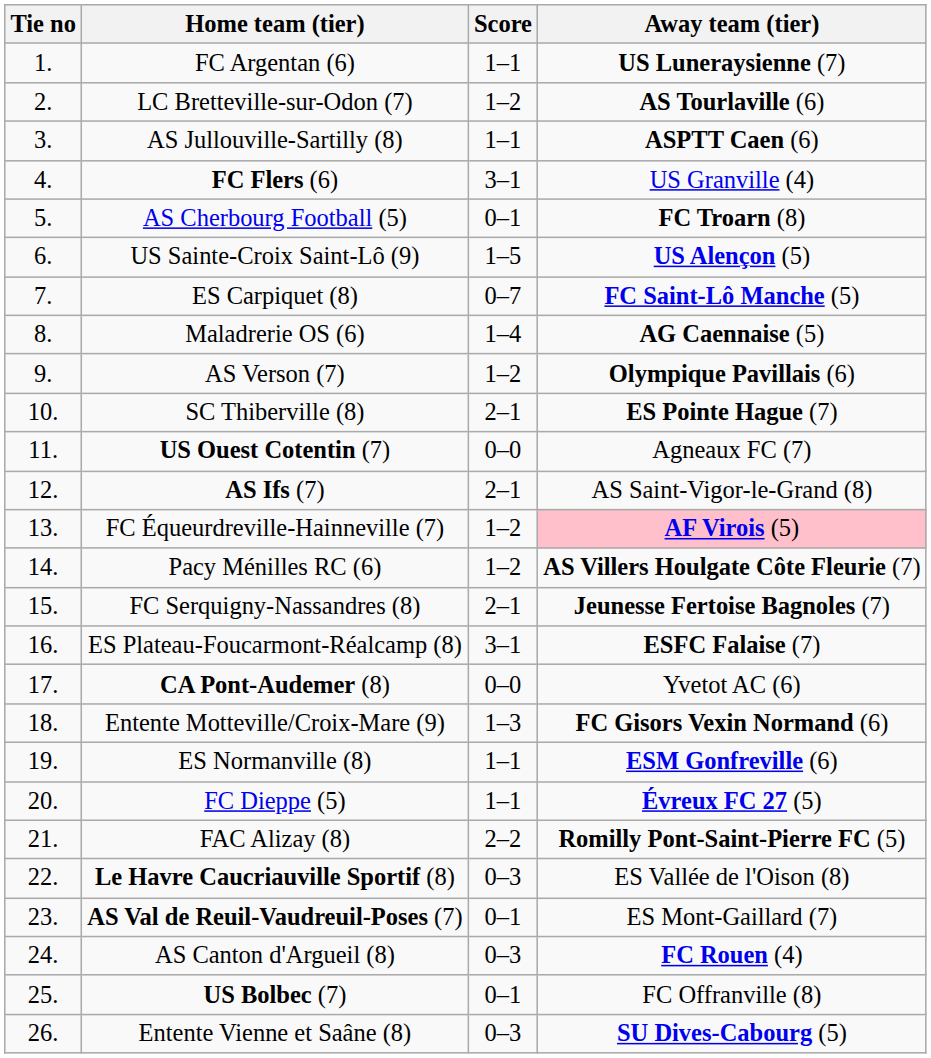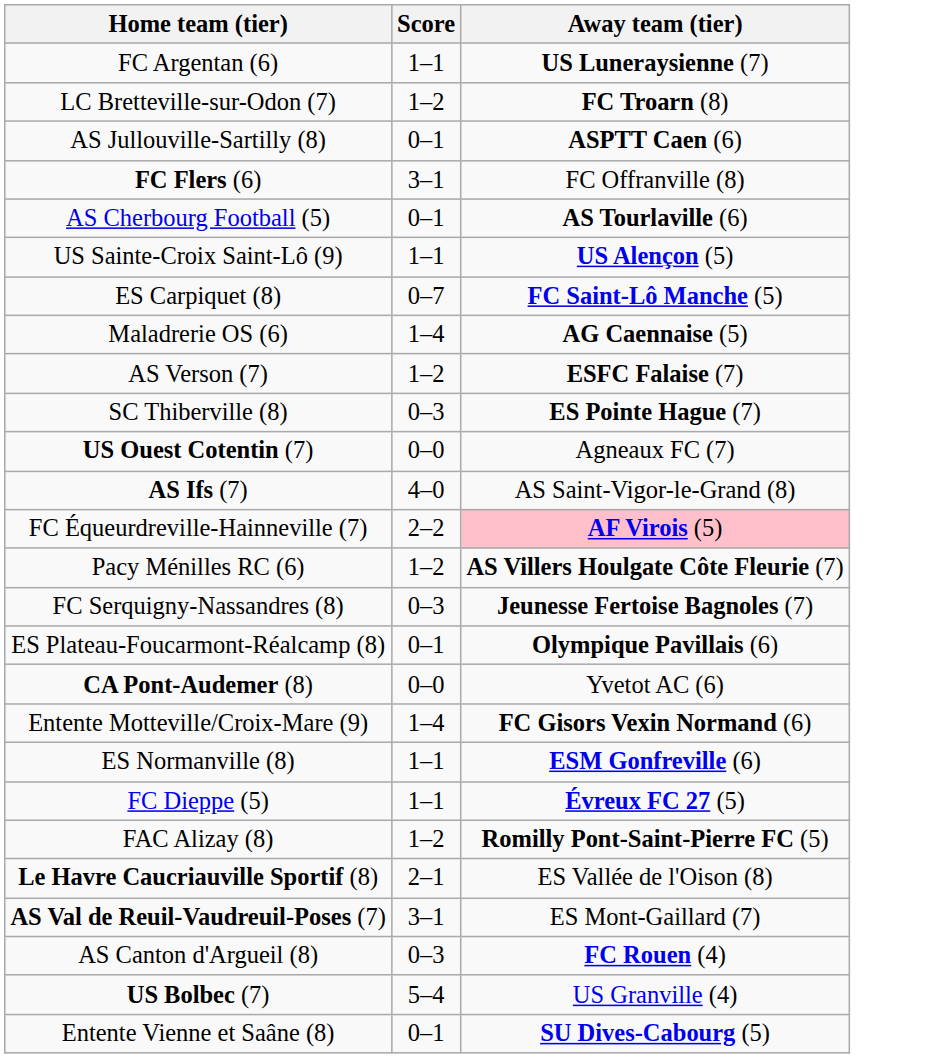- column: (43, 23)
(732, 101) AS Tourlaville (6) -> (655, 101) FC Troarn (8)
(503, 140) 1–1 -> (426, 140) 0–1
(732, 179) US Granville (4) -> (655, 179) FC Offranville (8)
(732, 218) FC Troarn (8) -> (655, 218) AS Tourlaville (6)
(503, 256) 1–5 -> (426, 256) 1–1
(732, 373) Olympique Pavillais (6) -> (655, 373) ESFC Falaise (7)
(503, 412) 2–1 -> (426, 412) 0–3
(503, 489) 2–1 -> (426, 489) 4–0
(503, 528) 1–2 -> (426, 528) 2–2
(503, 606) 2–1 -> (426, 606) 0–3
(503, 645) 3–1 -> (426, 645) 0–1
(732, 645) ESFC Falaise (7) -> (655, 645) Olympique Pavillais (6)
(503, 722) 1–3 -> (426, 722) 1–4
(503, 839) 2–2 -> (426, 839) 1–2
(503, 878) 0–3 -> (426, 878) 2–1
(503, 916) 0–1 -> (426, 916) 3–1
(503, 994) 0–1 -> (426, 994) 5–4
(732, 994) FC Offranville (8) -> (655, 994) US Granville (4)
(503, 1033) 0–3 -> (426, 1033) 0–1
